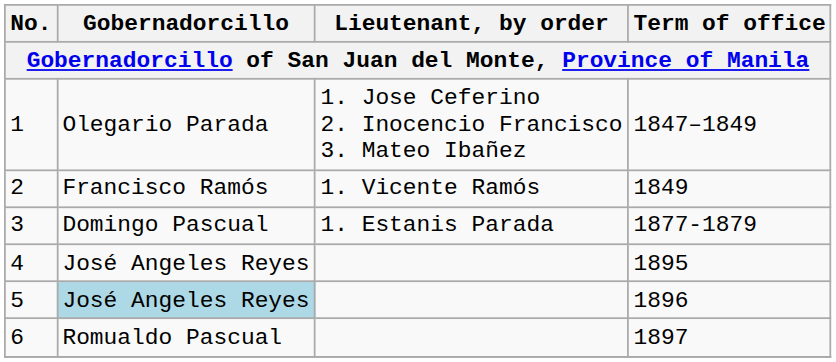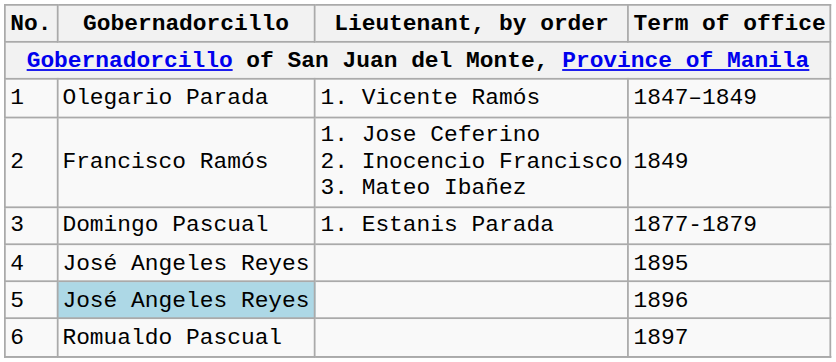(472, 125) 1. Jose Ceferino 2. Inocencio Francisco 3. Mateo Ibañez -> (430, 98) 1. Vicente Ramós
(430, 188) 1. Vicente Ramós -> (472, 162) 1. Jose Ceferino 2. Inocencio Francisco 3. Mateo Ibañez
